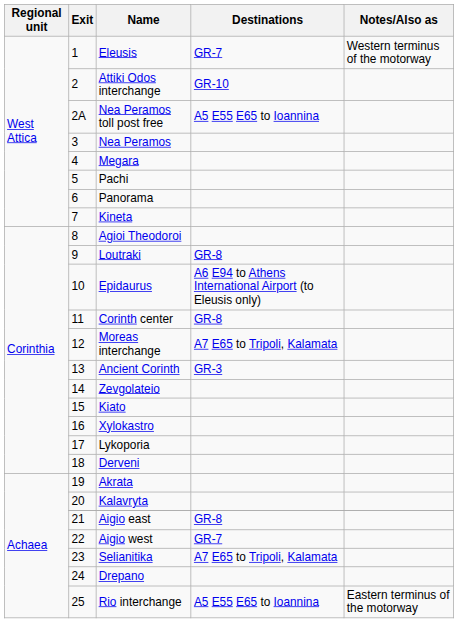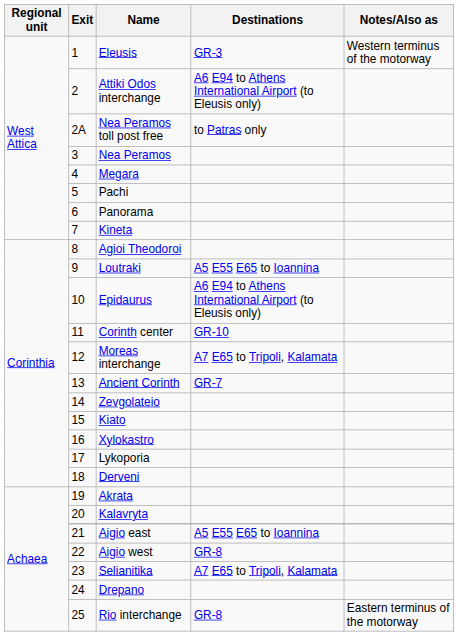(208, 52) GR-7 -> (208, 52) GR-3
(211, 84) GR-10 -> (254, 91) A6 E94 to Athens International Airport (to Eleusis only)
(256, 116) A5 E55 E65 to Ioannina -> (230, 130) to Patras only
(208, 254) GR-8 -> (256, 268) A5 E55 E65 to Ioannina
(208, 319) GR-8 -> (211, 332) GR-10
(208, 370) GR-3 -> (208, 383) GR-7
(208, 520) GR-8 -> (256, 533) A5 E55 E65 to Ioannina
(208, 539) GR-7 -> (208, 552) GR-8
(256, 602) A5 E55 E65 to Ioannina -> (208, 615) GR-8
